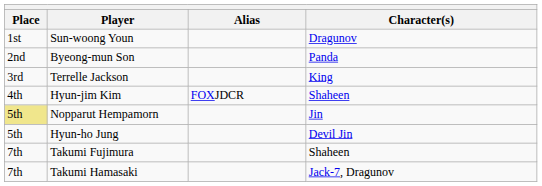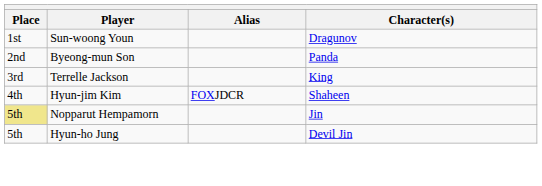- row: (92, 152)
- row: (94, 171)
